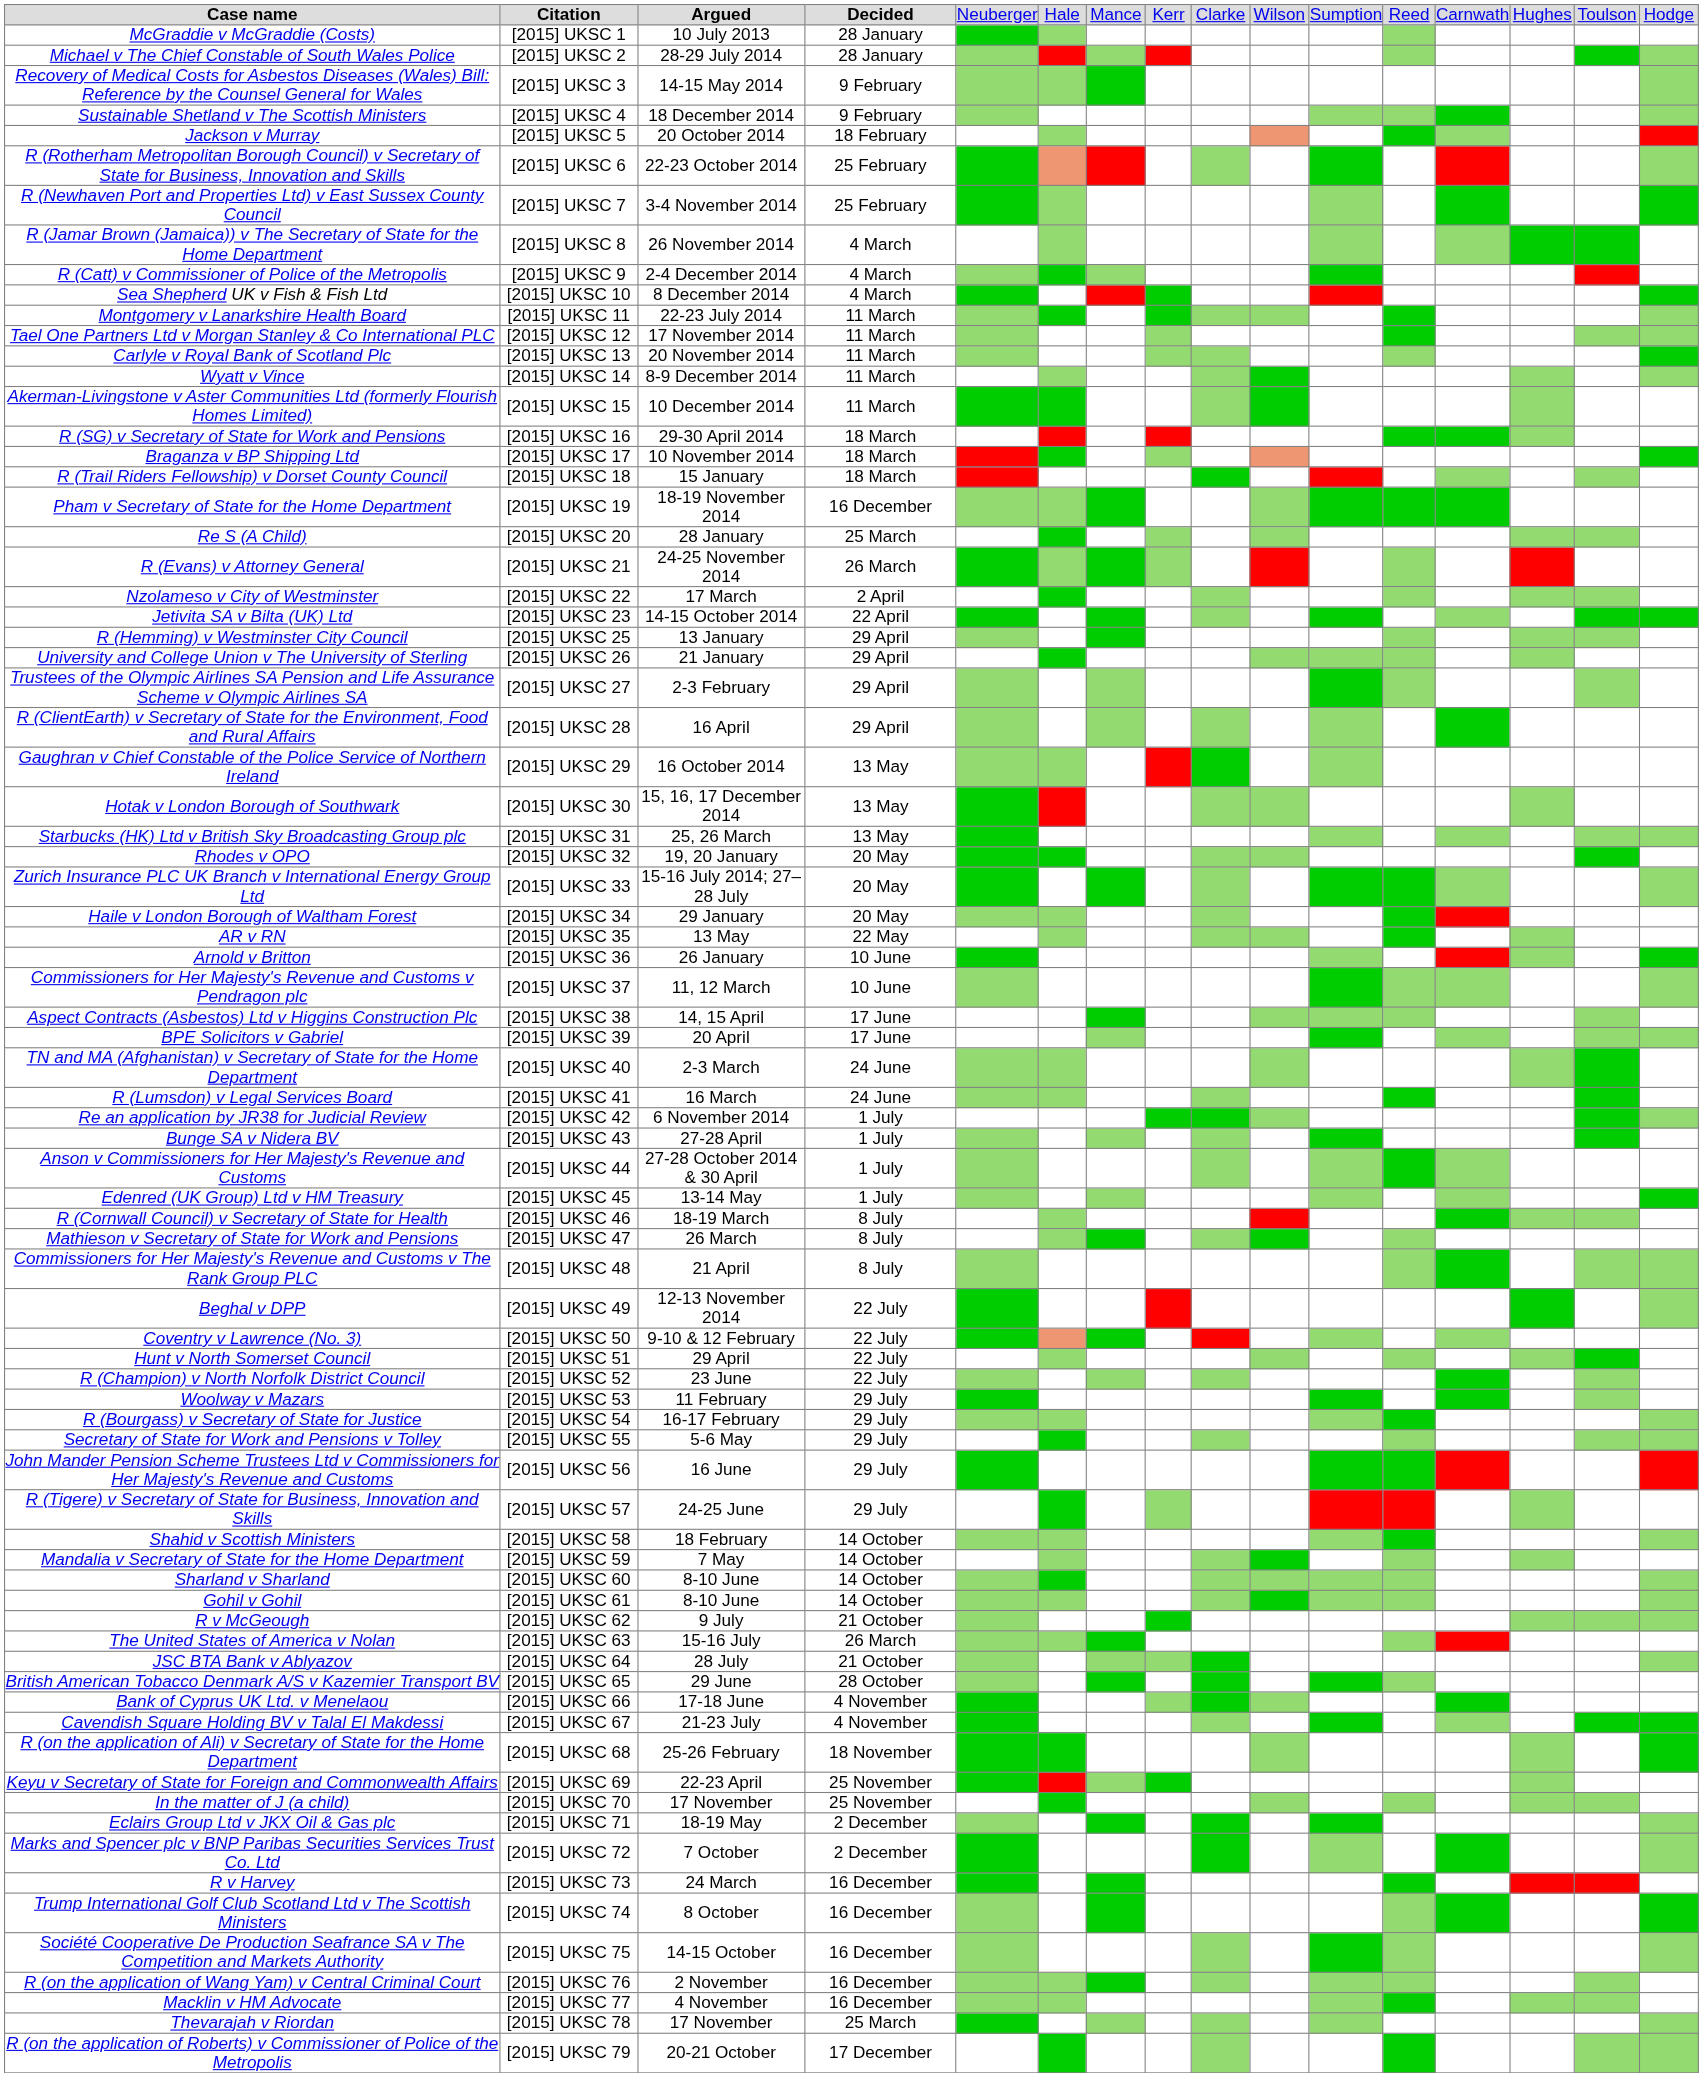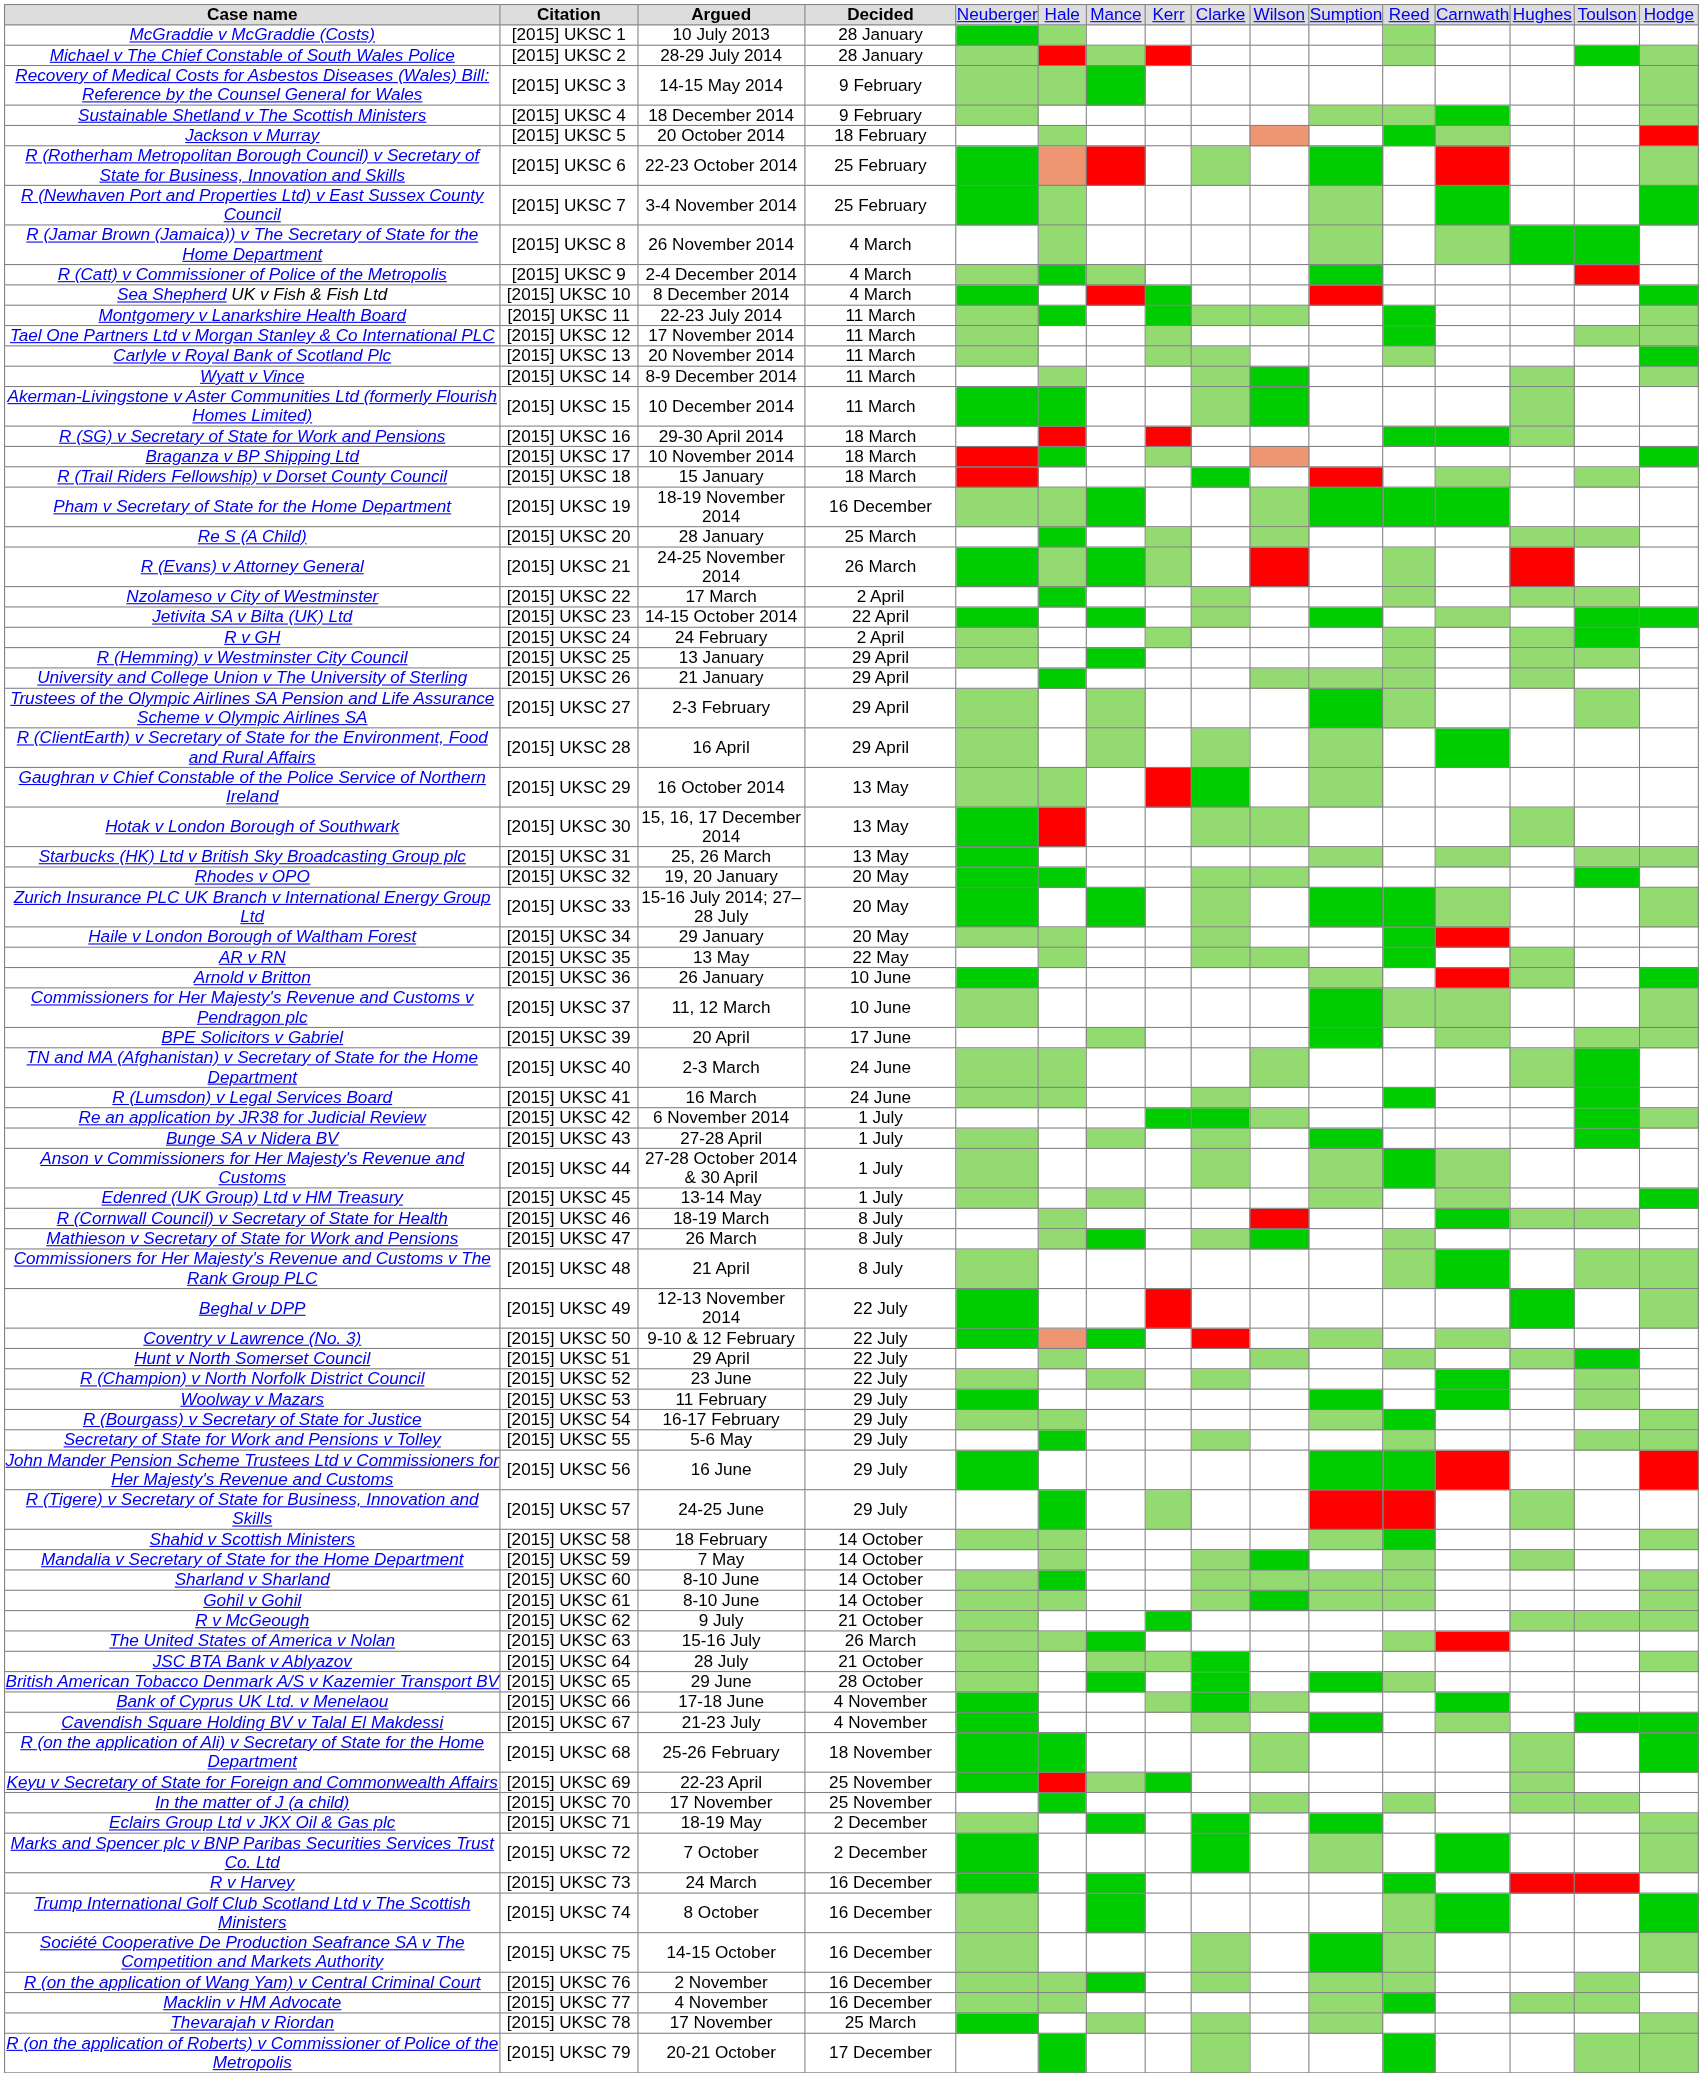+ row: (252, 637)
- row: (252, 1017)
